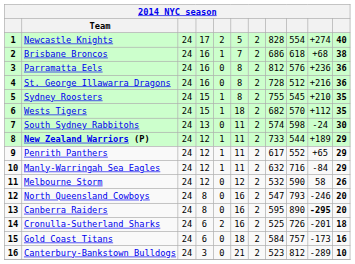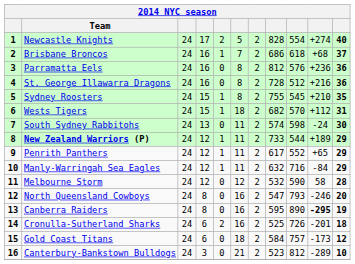(342, 54) 38 -> (342, 54) 37
(342, 111) 35 -> (342, 111) 31
(342, 182) 26 -> (342, 182) 28
(342, 210) 20 -> (342, 210) 19
(342, 239) 16 -> (342, 239) 12
